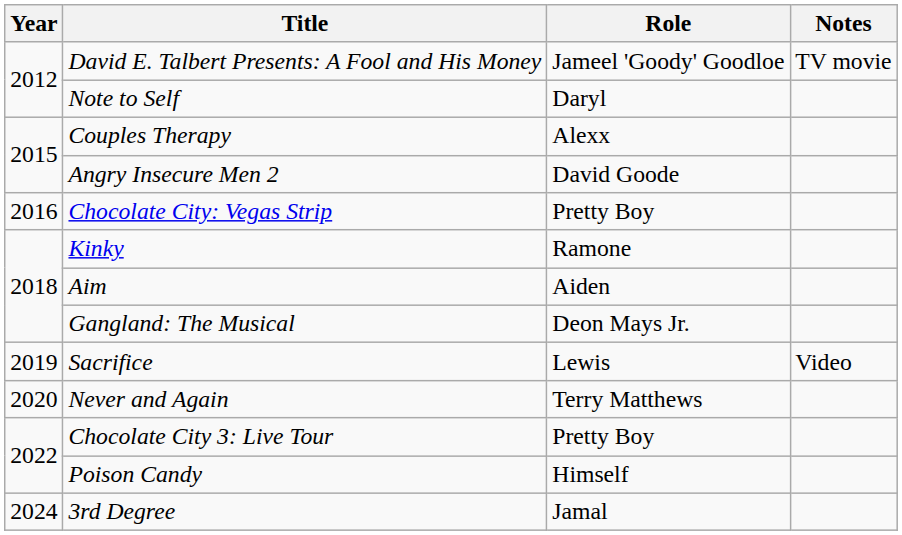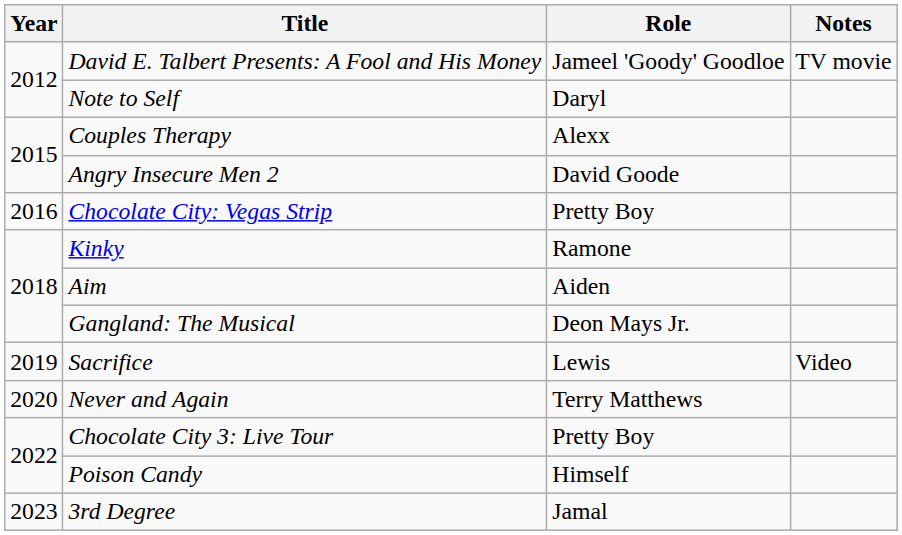(34, 511) 2024 -> (34, 511) 2023
